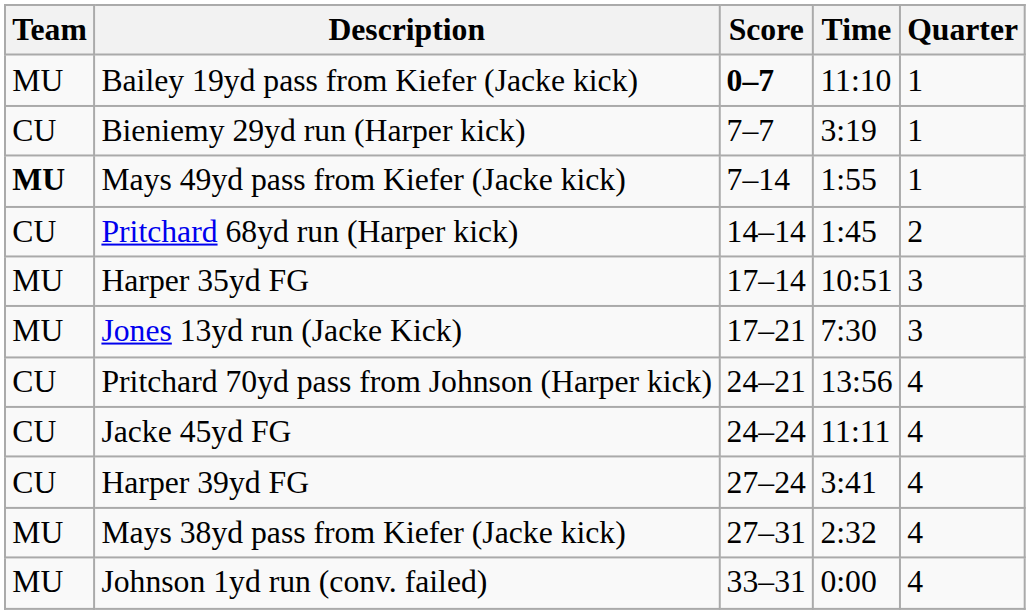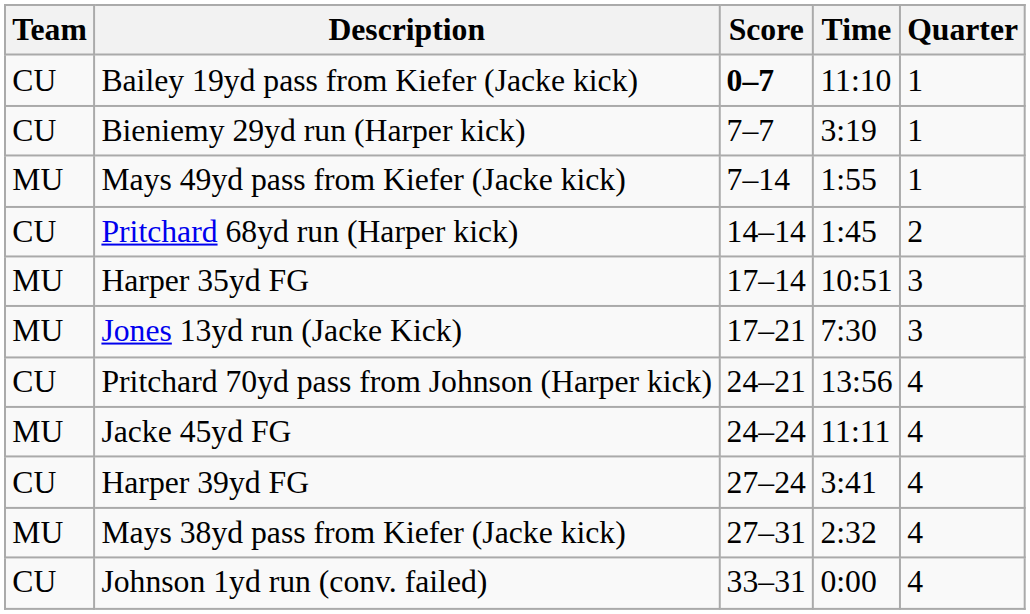(38, 79) MU -> (34, 79) CU
(39, 180) bold -> (38, 180) normal
(34, 431) CU -> (38, 431) MU
(38, 582) MU -> (34, 582) CU
